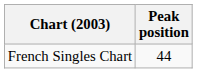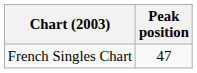(164, 56) 44 -> (164, 56) 47
